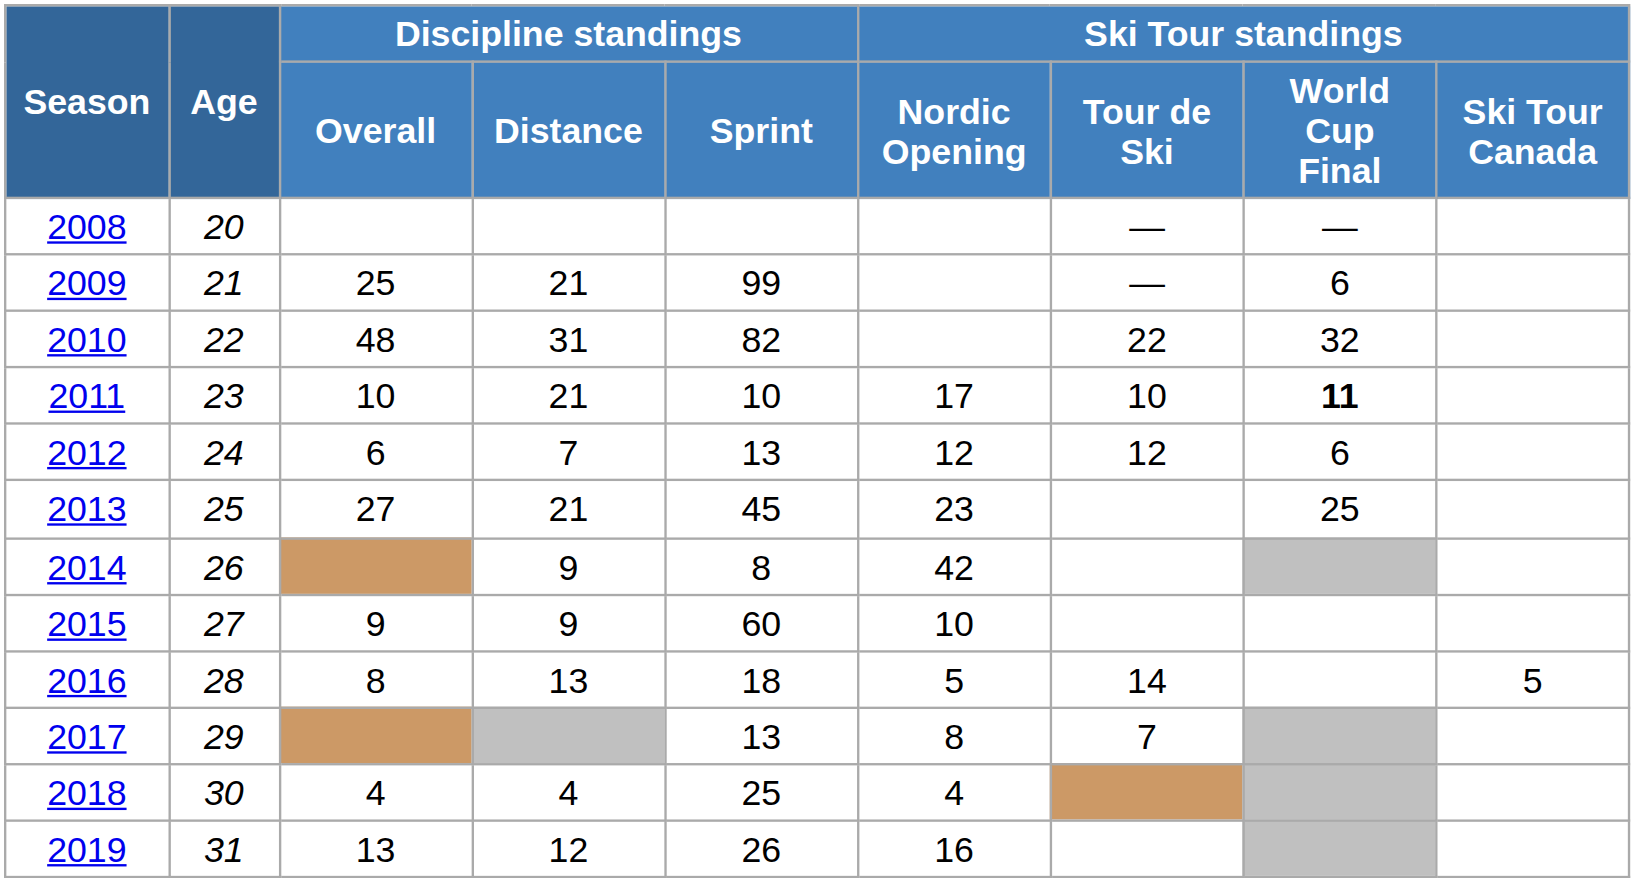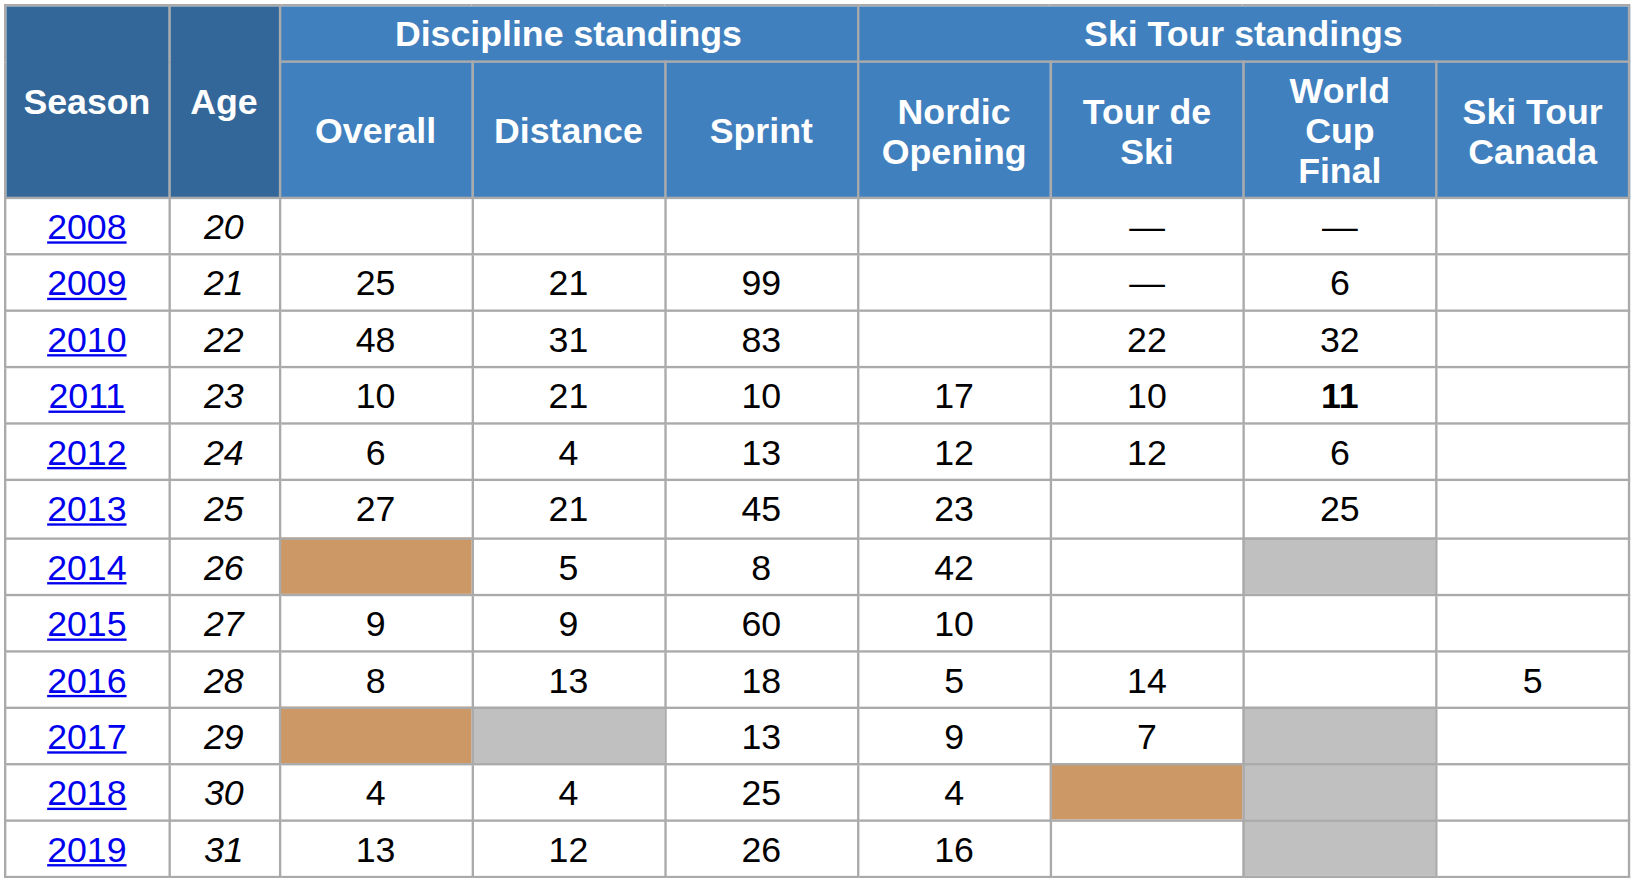(761, 340) 82 -> (761, 340) 83
(568, 453) 7 -> (568, 453) 4
(568, 566) 9 -> (568, 566) 5
(954, 736) 8 -> (954, 736) 9
